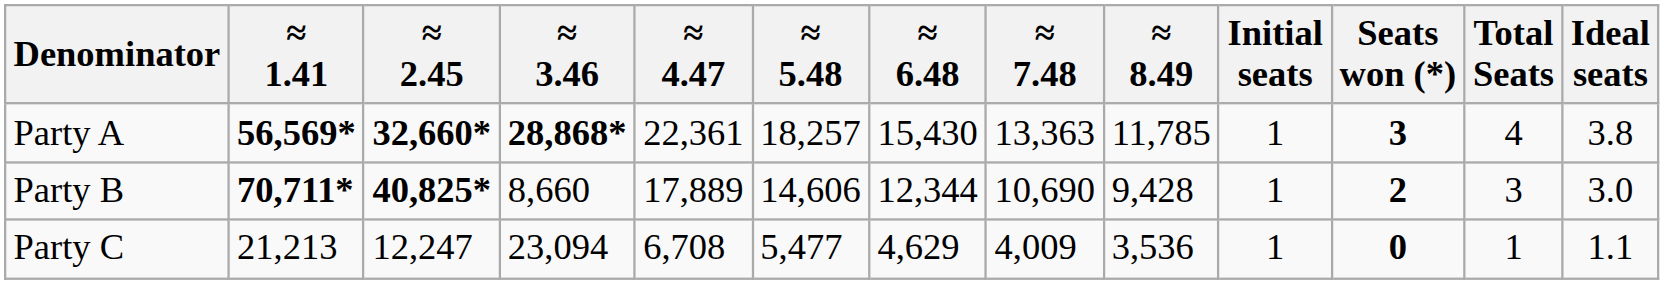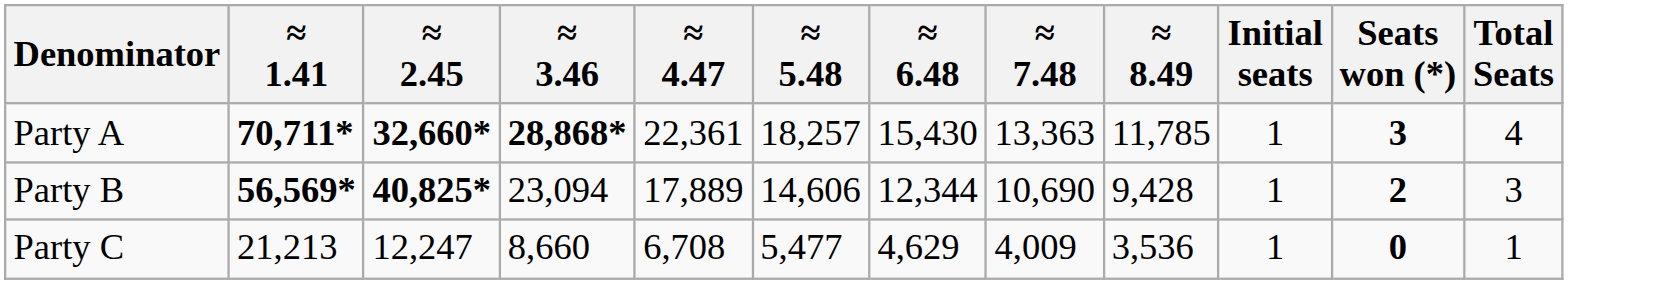- column: (1610, 53)
(296, 132) 56,569* -> (295, 132) 70,711*
(295, 190) 70,711* -> (296, 190) 56,569*
(549, 190) 8,660 -> (558, 190) 23,094
(558, 248) 23,094 -> (549, 248) 8,660
